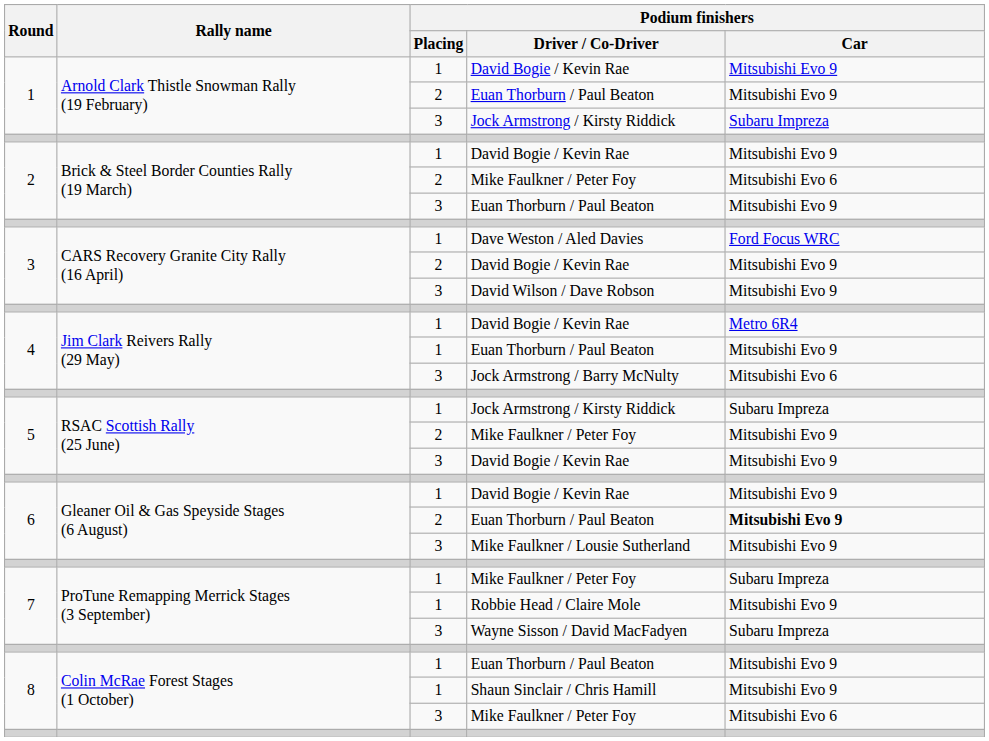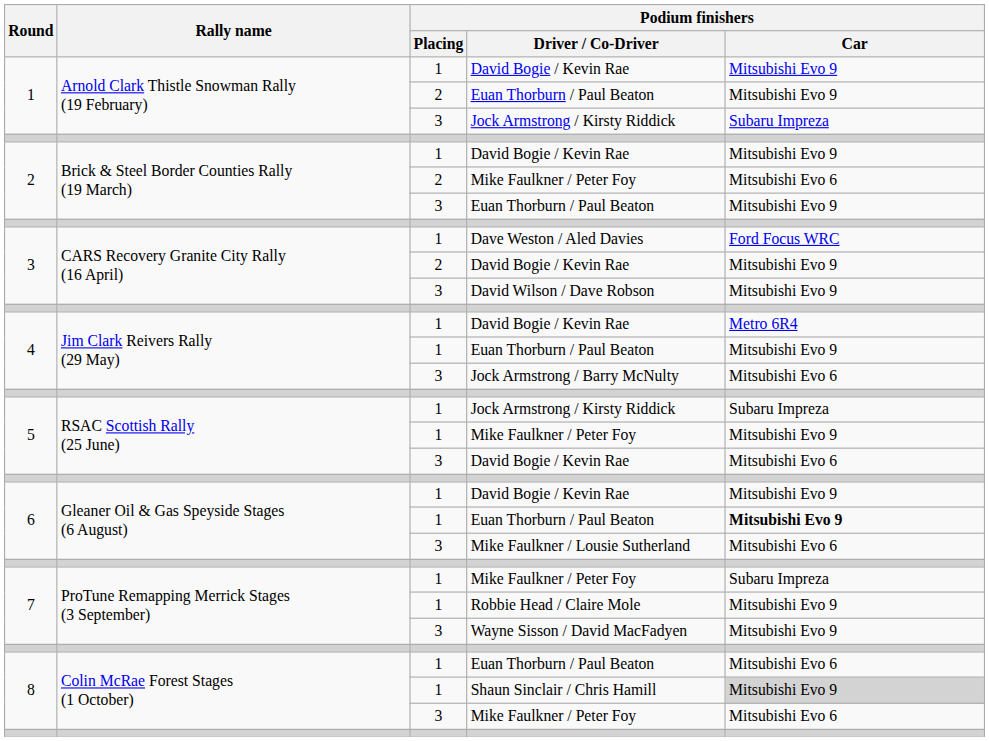(438, 435) 2 -> (438, 435) 1
(783, 461) Mitsubishi Evo 9 -> (783, 461) Mitsubishi Evo 6
(438, 520) 2 -> (438, 520) 1
(783, 546) Mitsubishi Evo 9 -> (783, 546) Mitsubishi Evo 6
(779, 631) Subaru Impreza -> (783, 631) Mitsubishi Evo 9
(783, 664) Mitsubishi Evo 9 -> (783, 664) Mitsubishi Evo 6
(783, 690) no background -> (783, 690) lightgrey background
